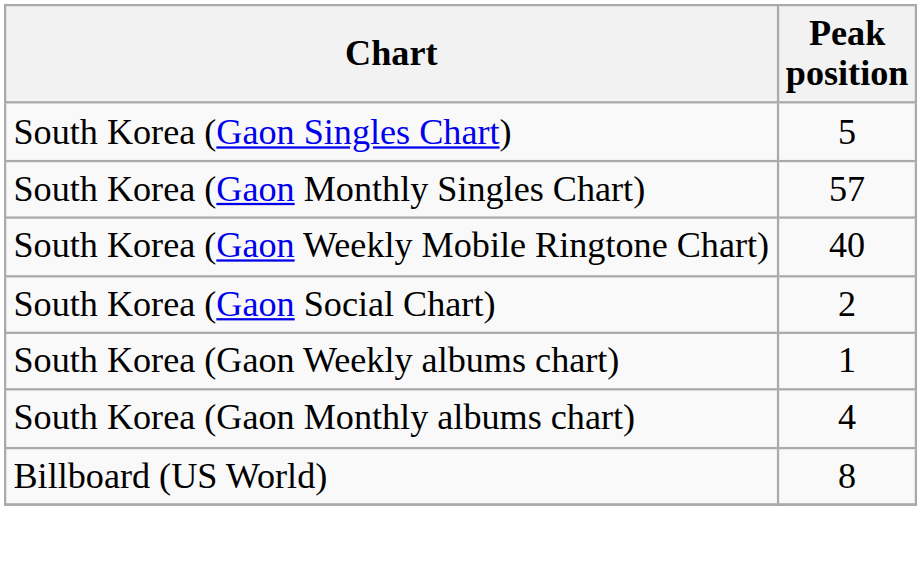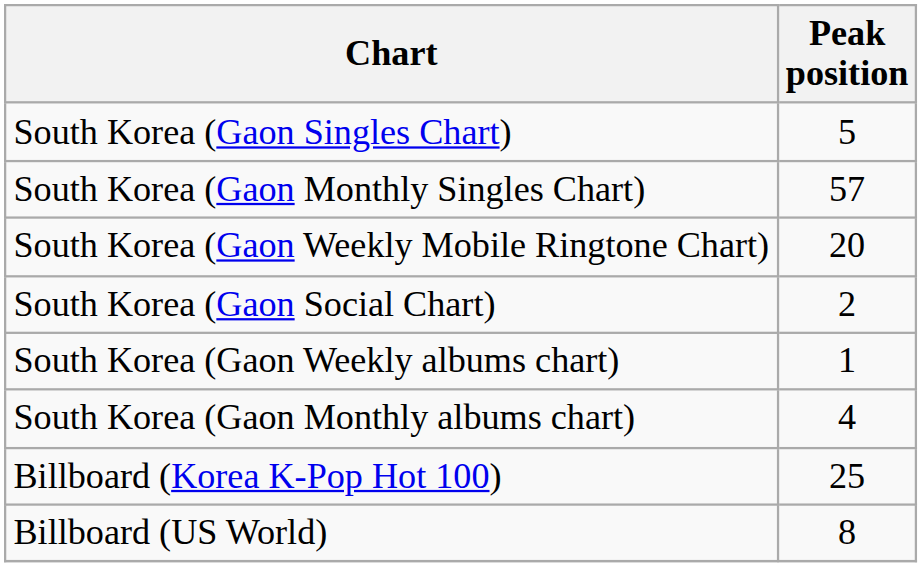(847, 245) 40 -> (847, 245) 20
+ row: (258, 475)
